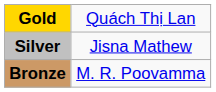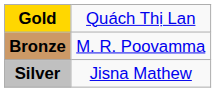rows swapped: (37, 45) <-> (37, 73)
